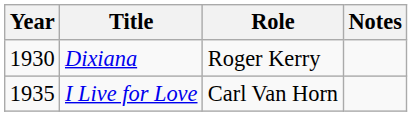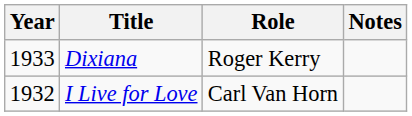(32, 57) 1930 -> (32, 57) 1933
(32, 93) 1935 -> (32, 93) 1932
